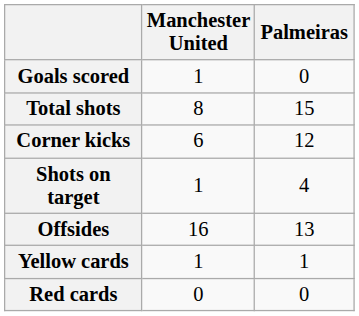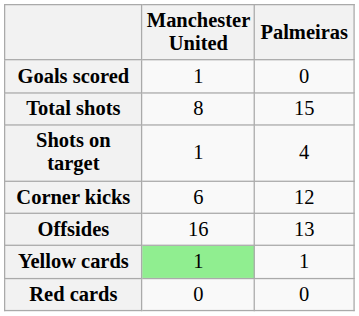rows swapped: (73, 185) <-> (73, 141)
(198, 261) no background -> (198, 261) lightgreen background
